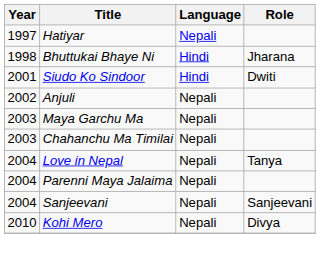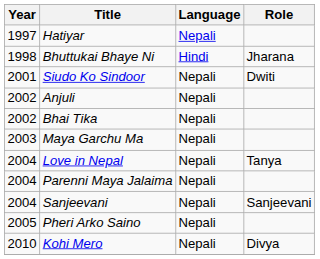(194, 77) Hindi -> (197, 77) Nepali
+ row: (70, 118)
- row: (108, 139)
+ row: (92, 222)
